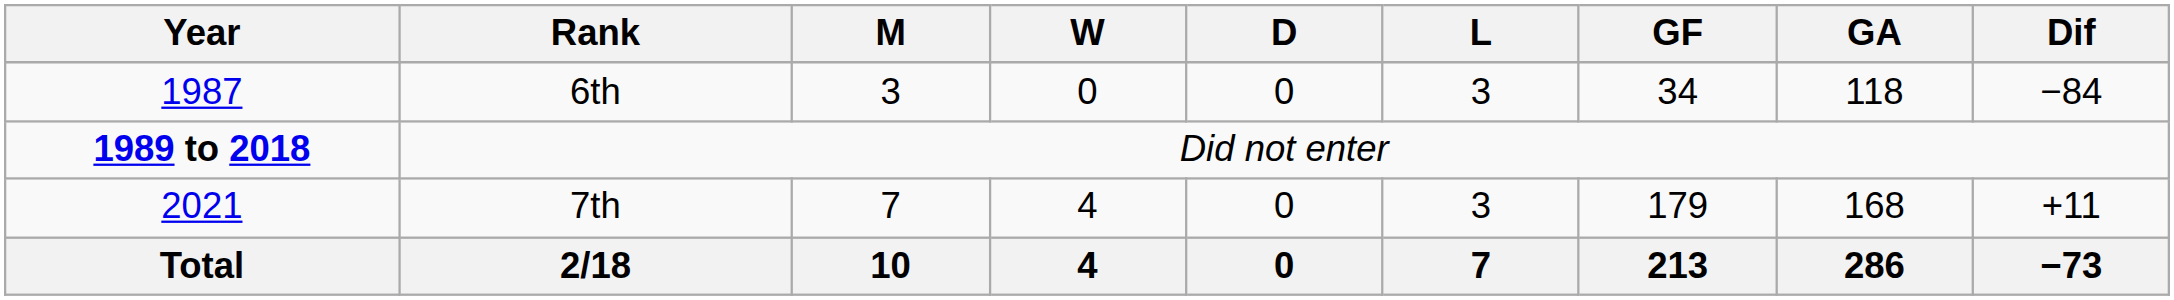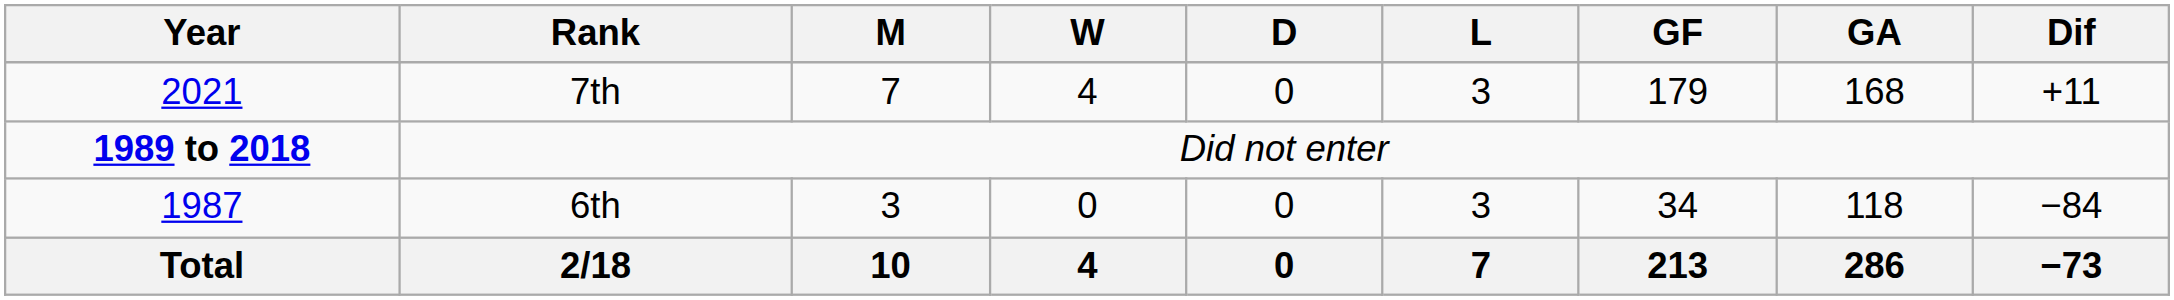rows swapped: (595, 91) <-> (595, 206)
